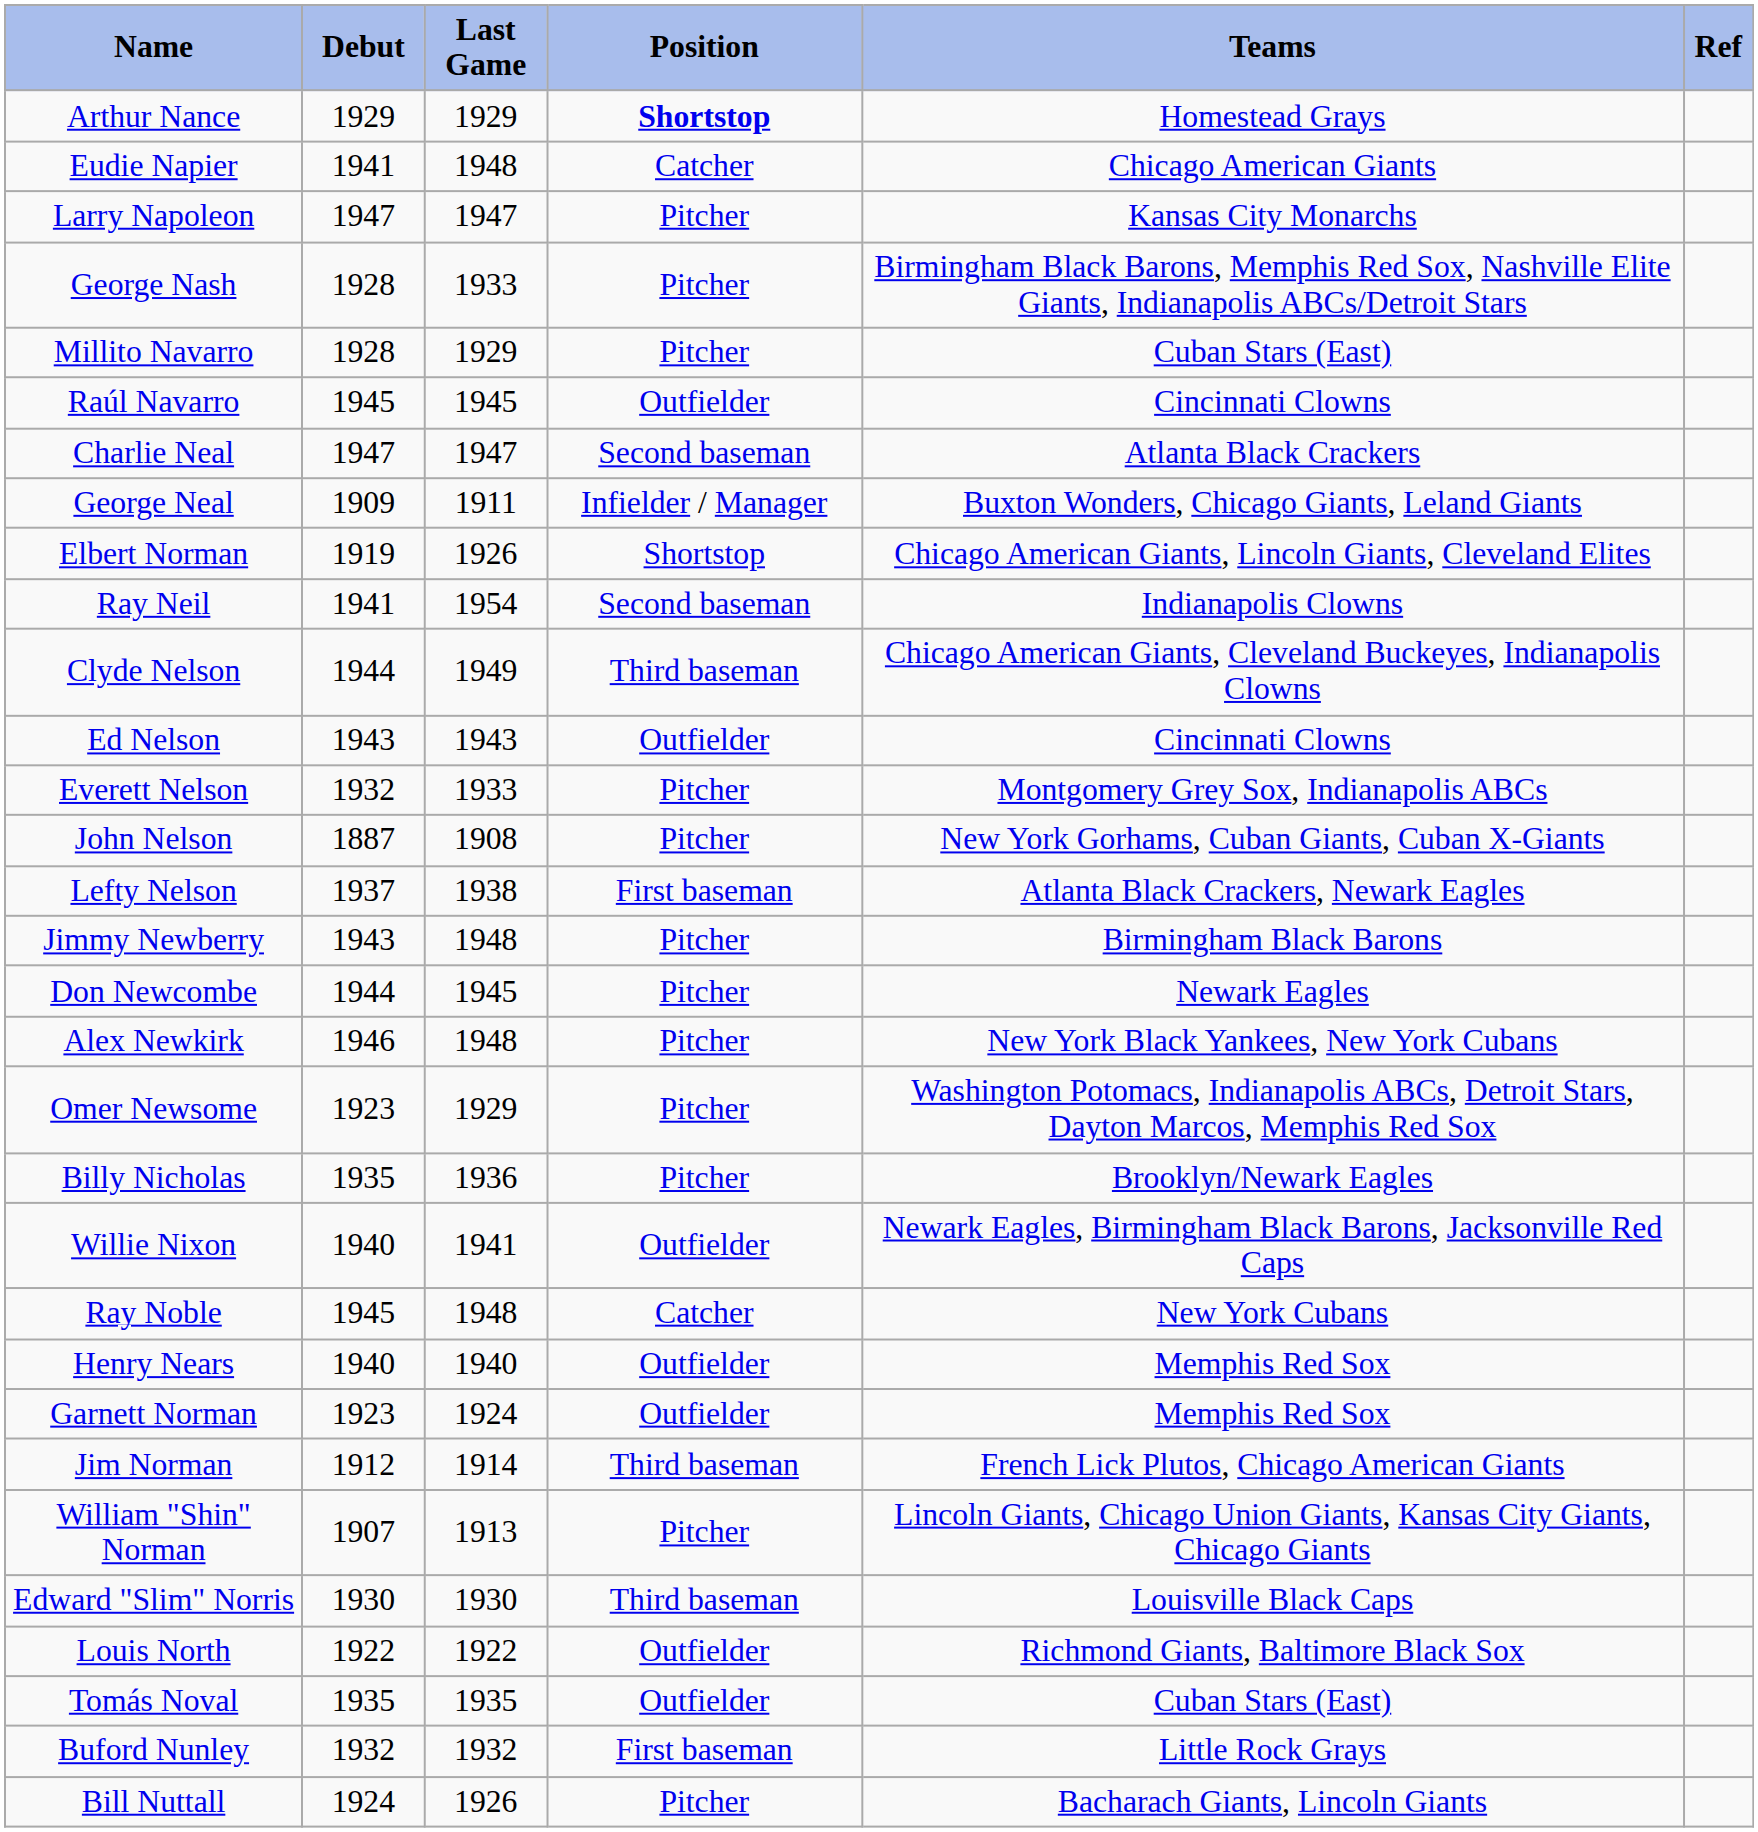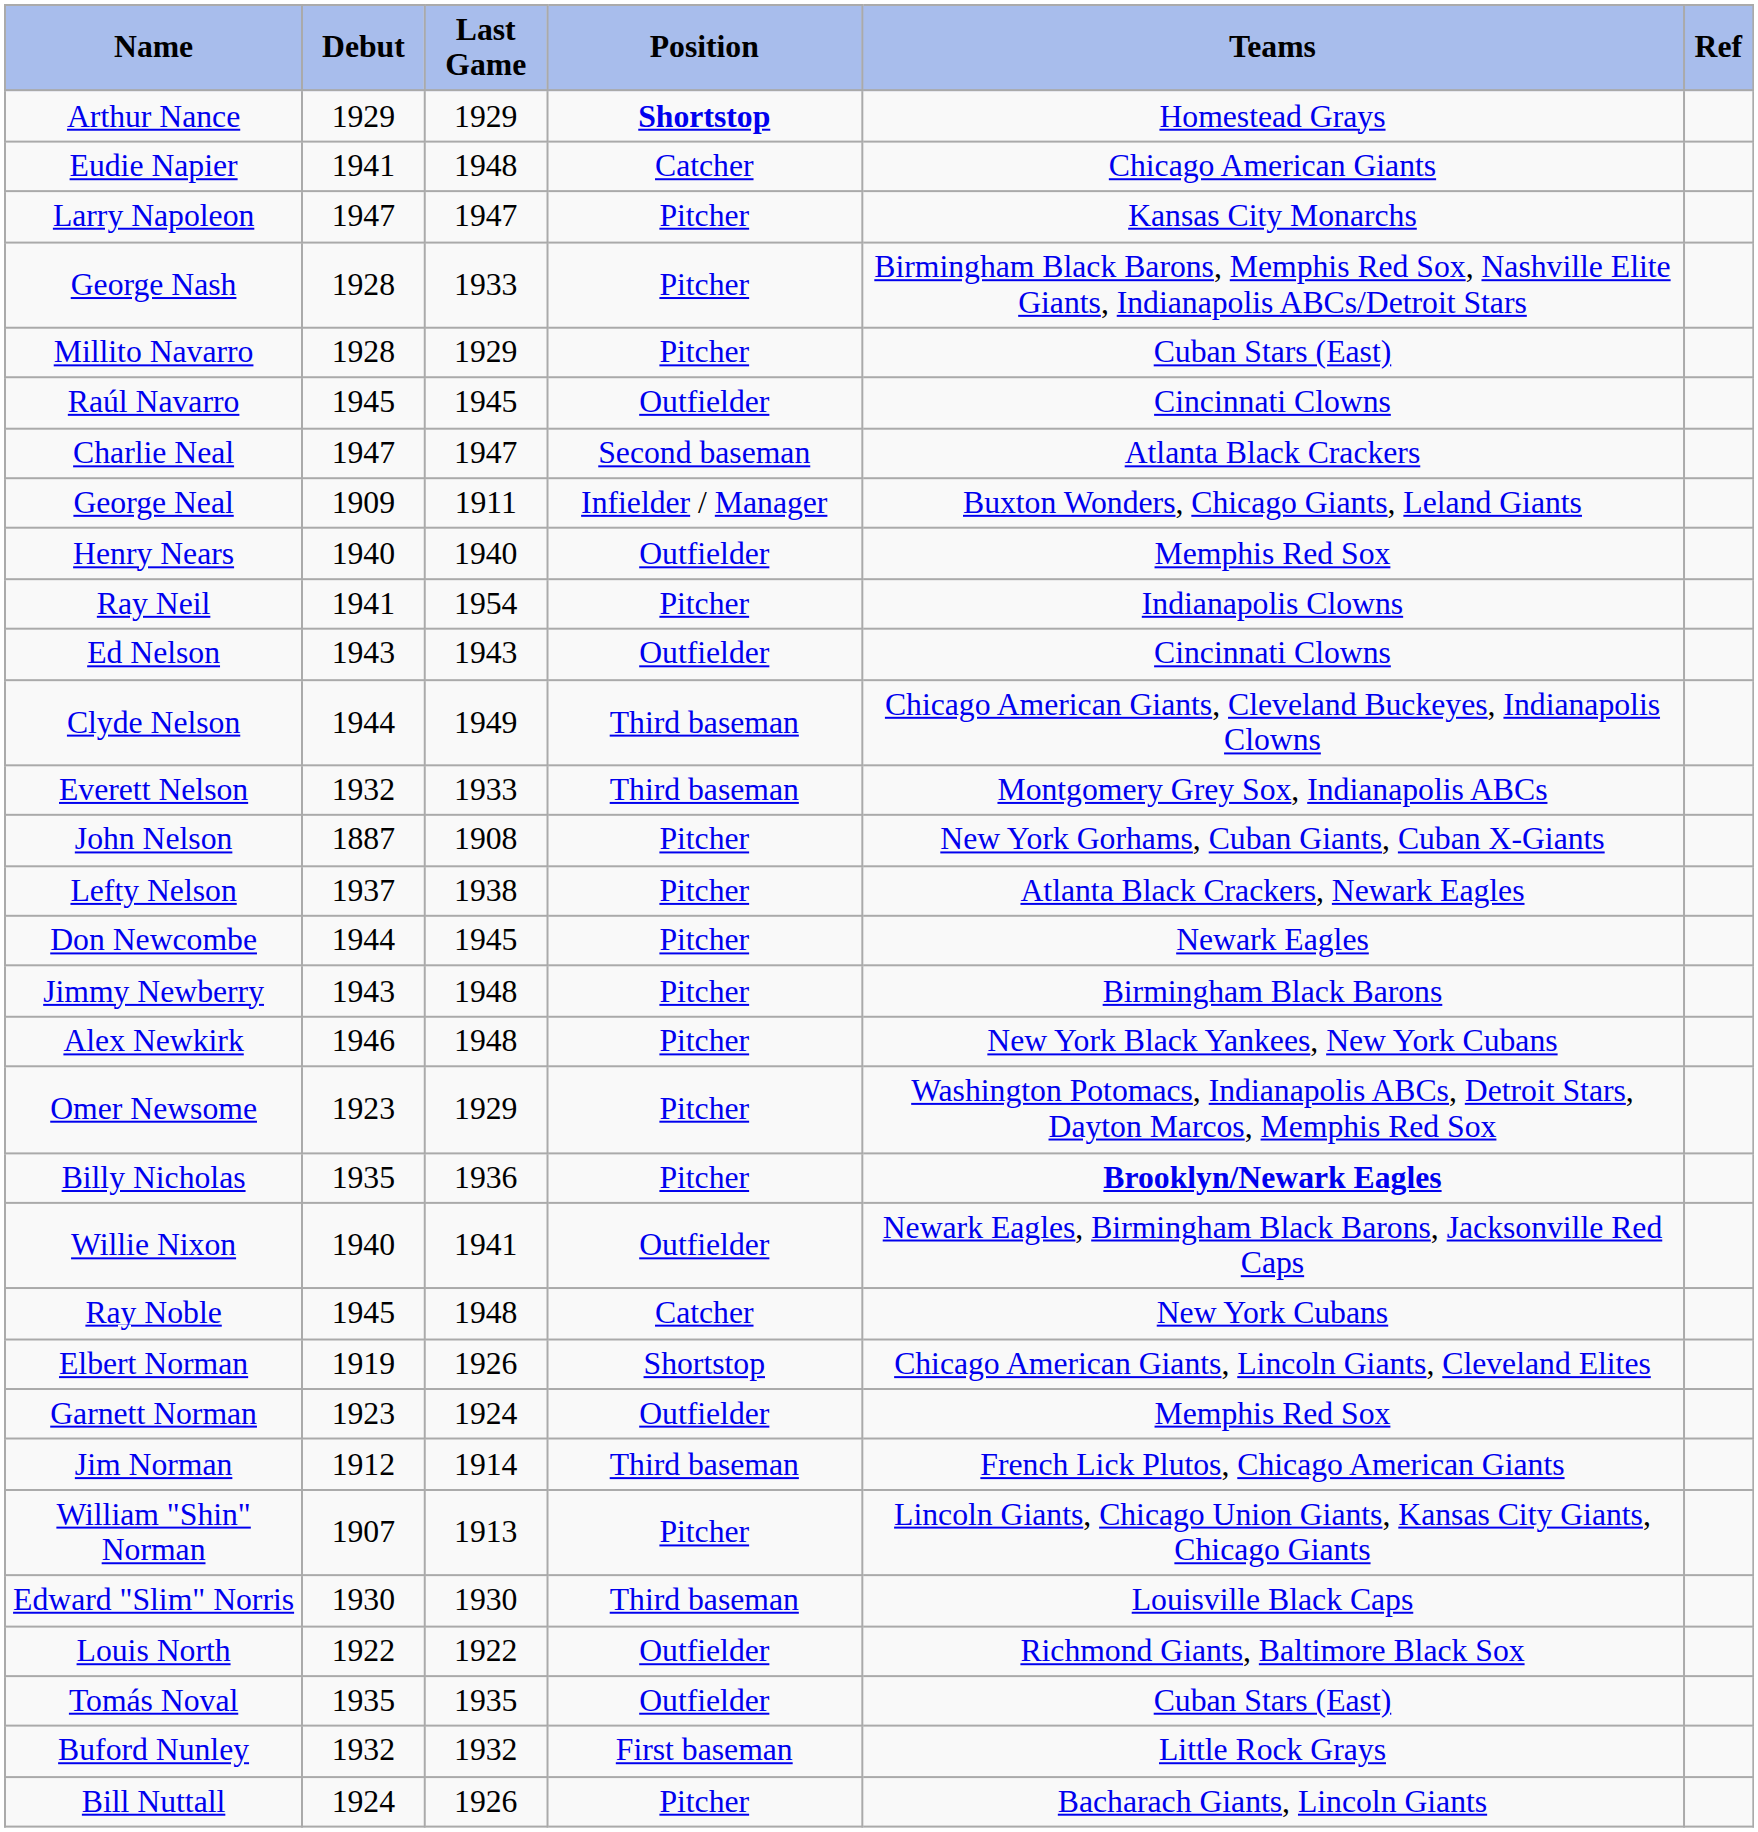rows swapped: (154, 1363) <-> (154, 553)
(704, 603) Second baseman -> (704, 603) Pitcher
rows swapped: (154, 671) <-> (154, 739)
(704, 789) Pitcher -> (704, 789) Third baseman
(704, 890) First baseman -> (704, 890) Pitcher
rows swapped: (154, 940) <-> (154, 990)
(1272, 1177) normal -> (1272, 1177) bold
